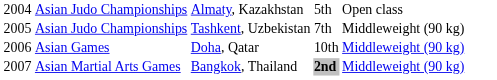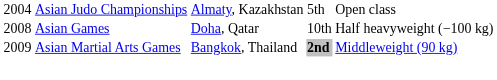- row: (111, 28)
(18, 47) 2006 -> (18, 28) 2008
(403, 47) Middleweight (90 kg) -> (414, 28) Half heavyweight (−100 kg)
(18, 66) 2007 -> (18, 47) 2009
